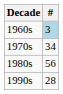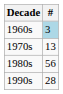(50, 47) 34 -> (50, 47) 13
